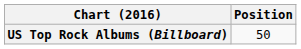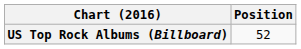(263, 34) 50 -> (263, 34) 52
